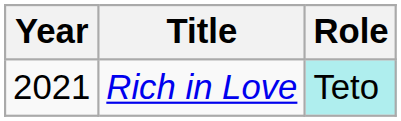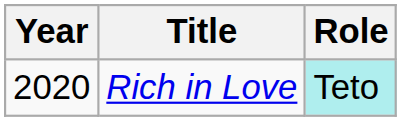(52, 87) 2021 -> (52, 87) 2020
